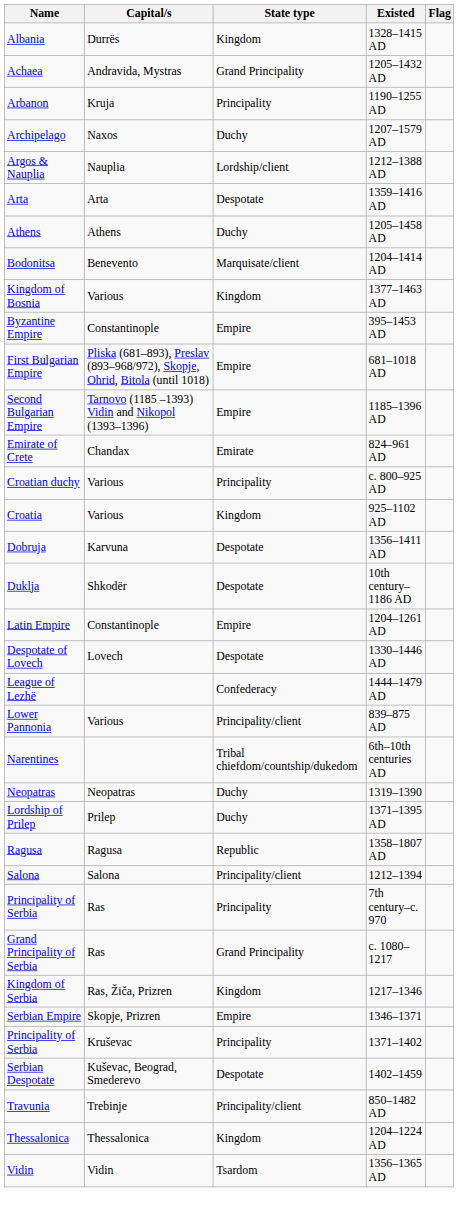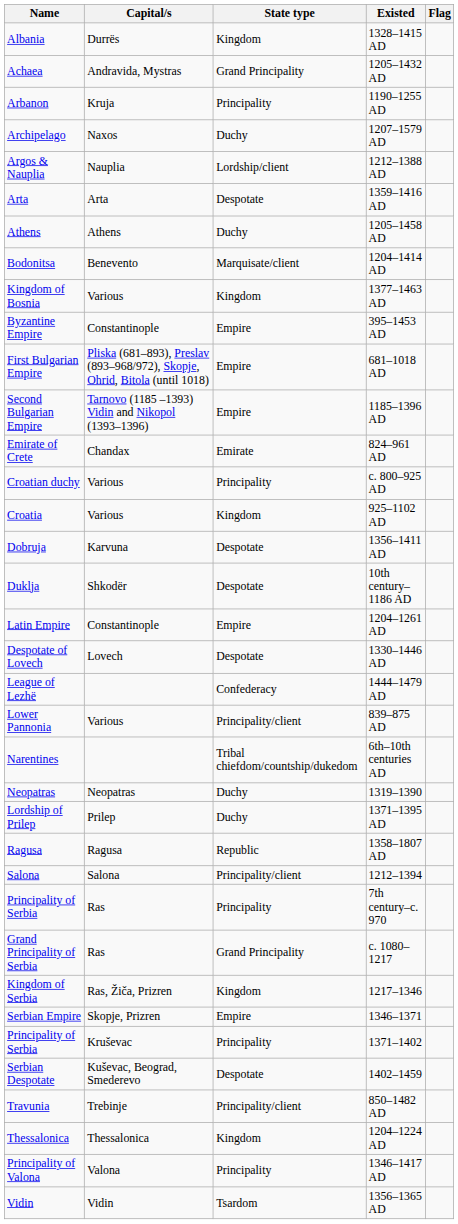+ row: (395, 1170)
